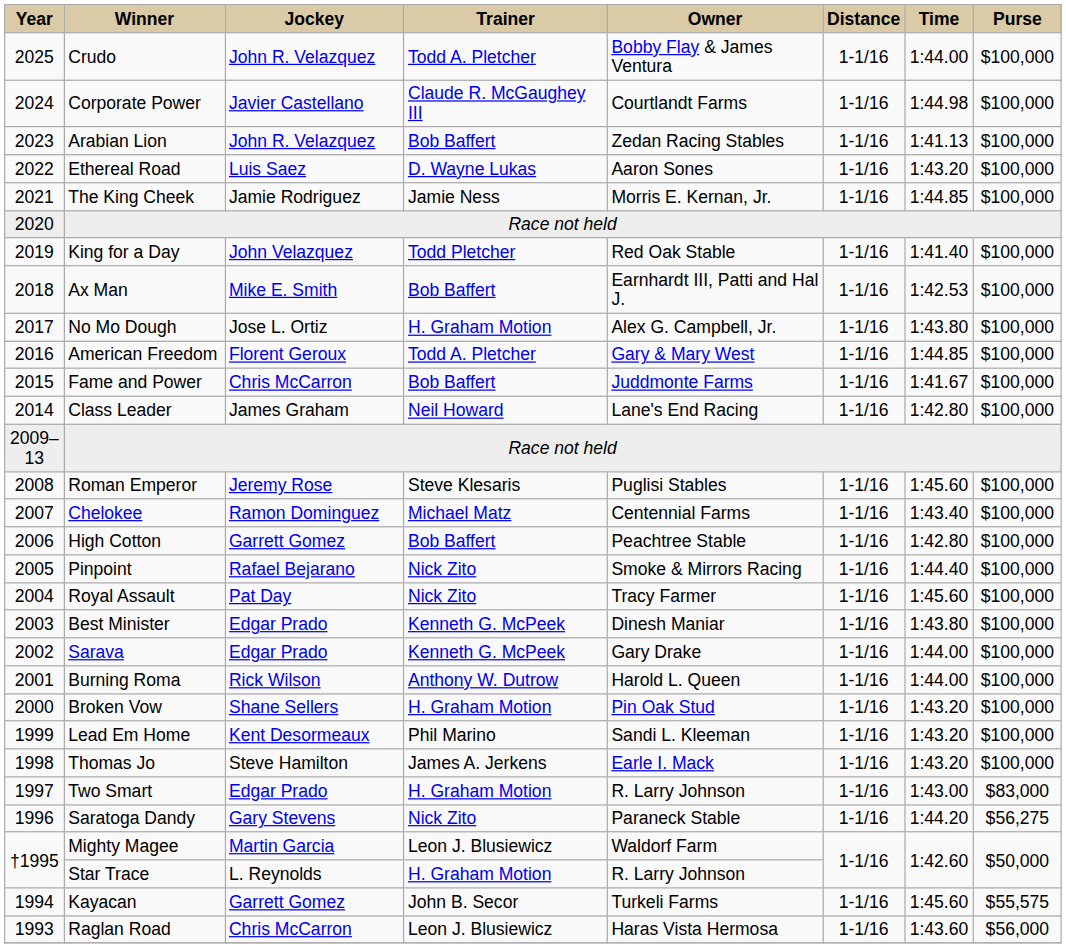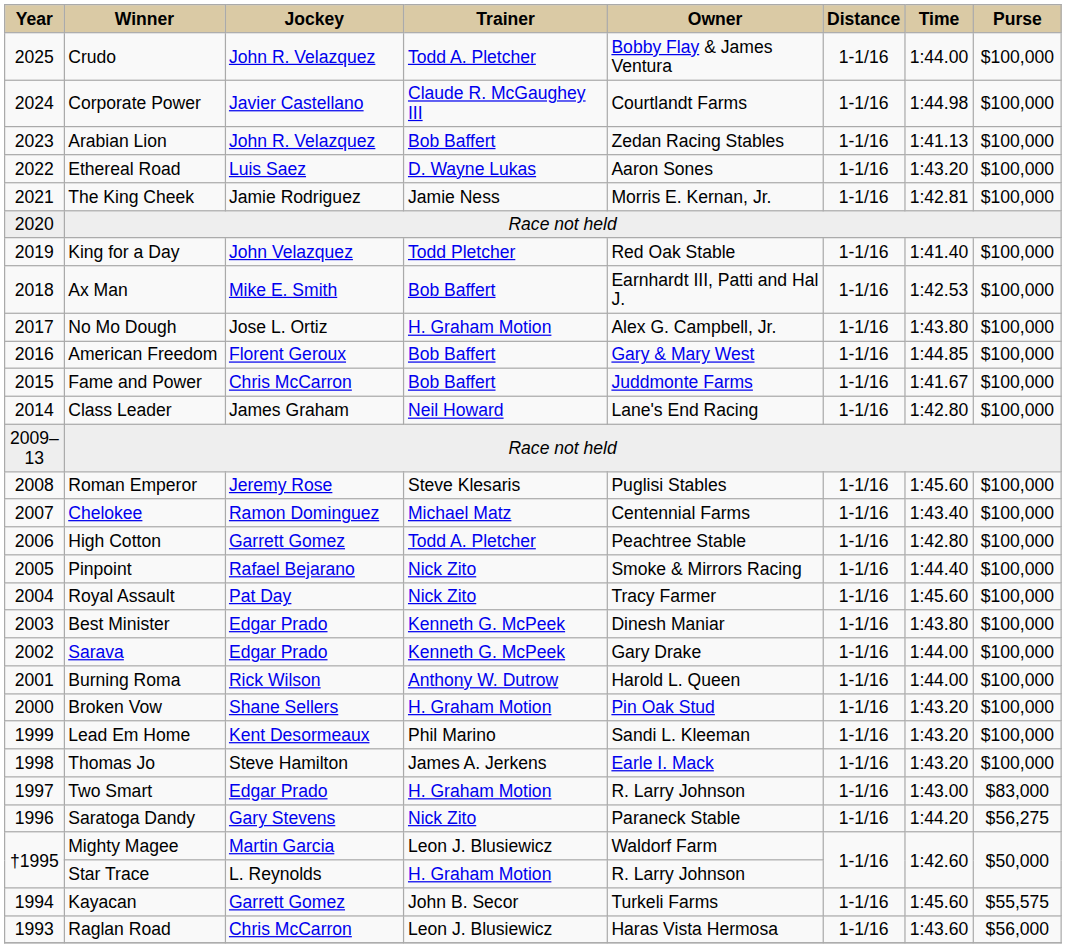(939, 197) 1:44.85 -> (939, 197) 1:42.81
(472, 355) Todd A. Pletcher -> (452, 355) Bob Baffert
(452, 541) Bob Baffert -> (472, 541) Todd A. Pletcher
